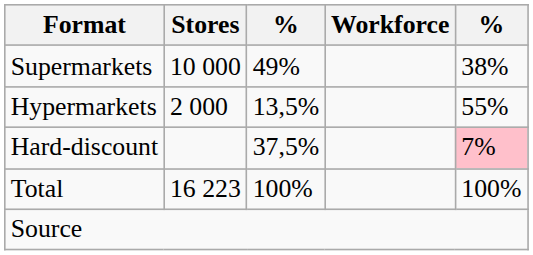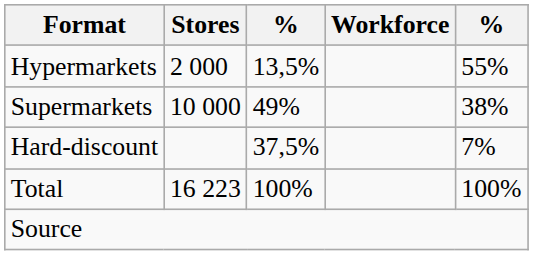rows swapped: (84, 106) <-> (82, 65)
(478, 147) pink background -> (478, 147) no background
